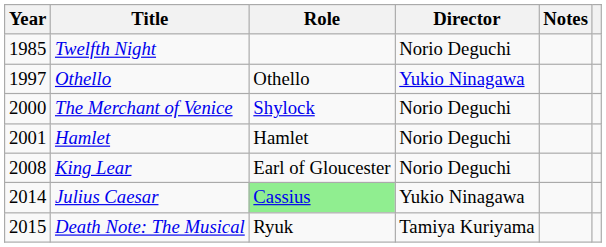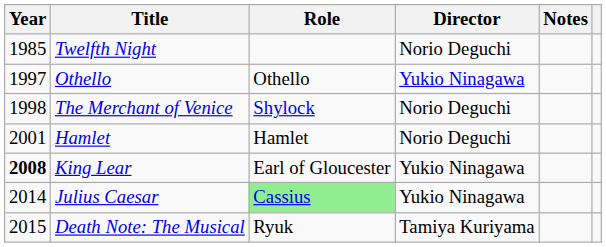(28, 108) 2000 -> (28, 108) 1998
(28, 167) normal -> (28, 167) bold
(455, 167) Norio Deguchi -> (462, 167) Yukio Ninagawa
